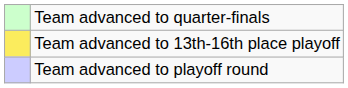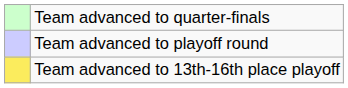rows swapped: (151, 69) <-> (187, 43)
